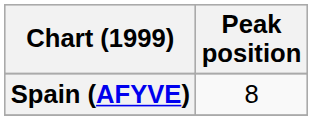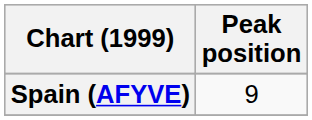(252, 94) 8 -> (252, 94) 9
